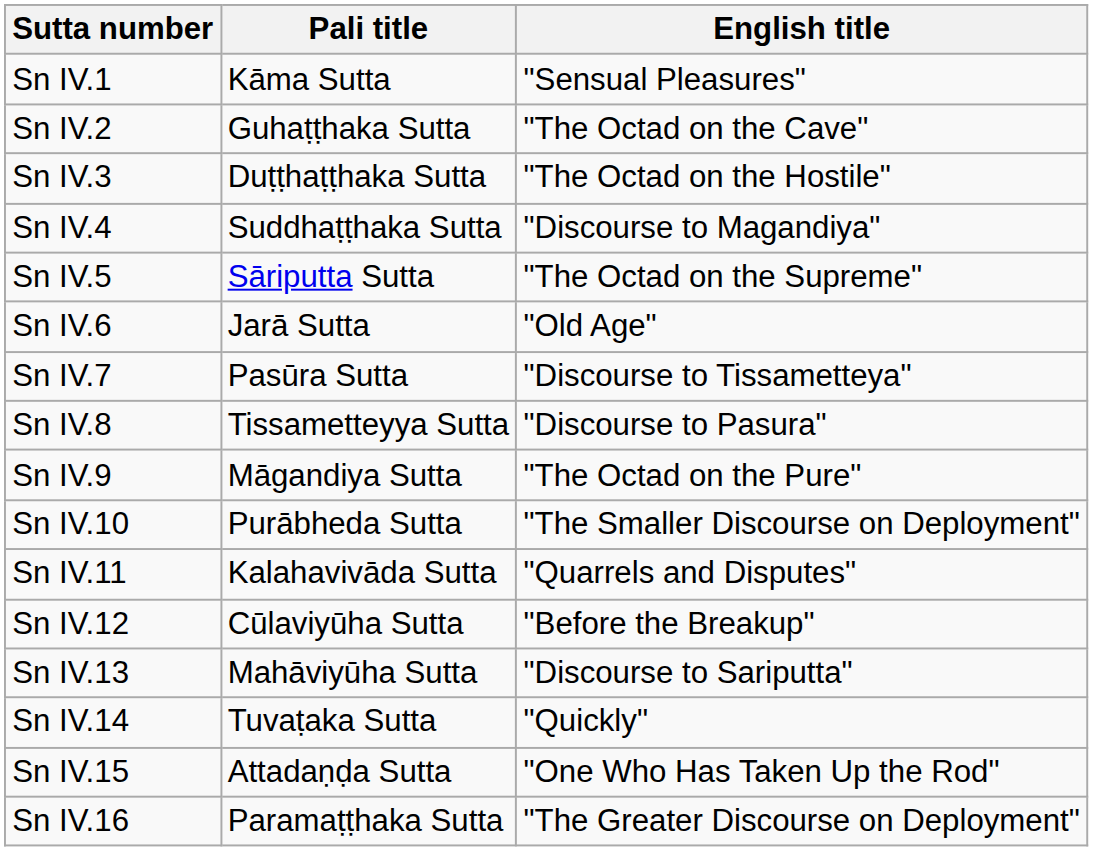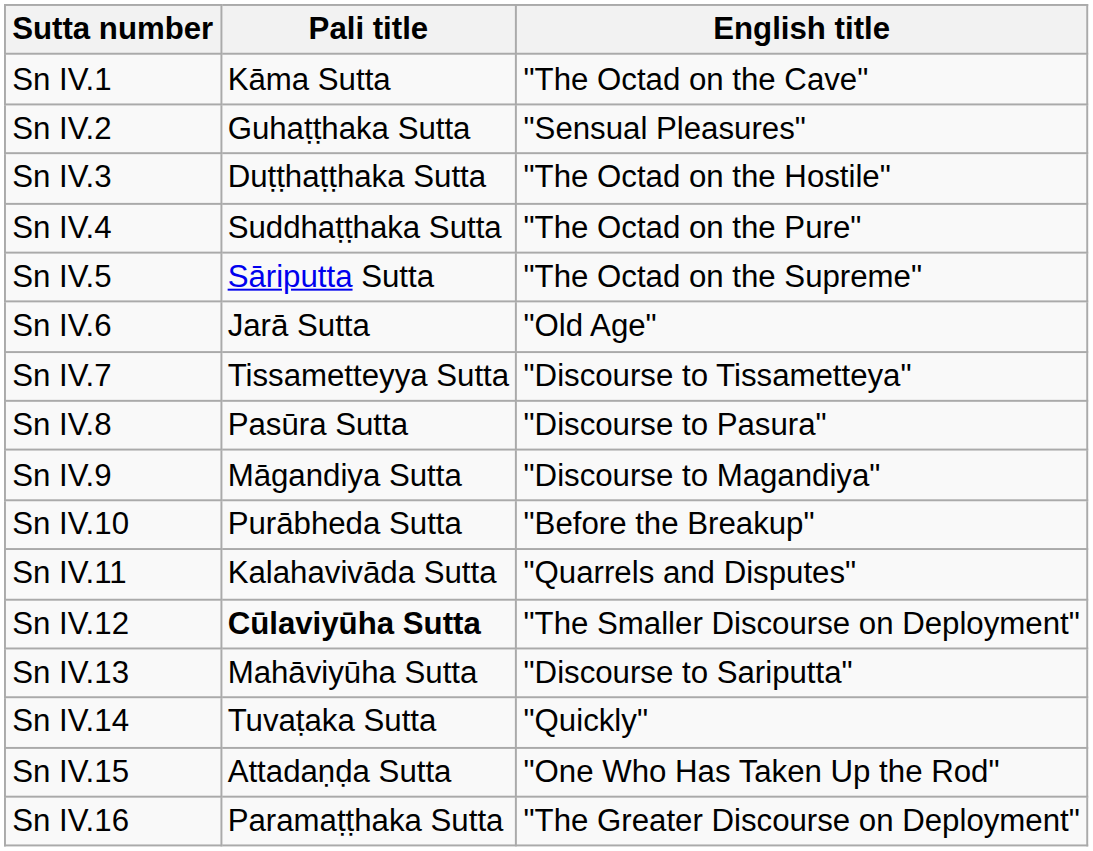(665, 78) "Sensual Pleasures" -> (696, 78) "The Octad on the Cave"
(696, 128) "The Octad on the Cave" -> (665, 128) "Sensual Pleasures"
(702, 227) "Discourse to Magandiya" -> (692, 227) "The Octad on the Pure"
(318, 375) Pasūra Sutta -> (368, 375) Tissametteyya Sutta
(368, 425) Tissametteyya Sutta -> (318, 425) Pasūra Sutta
(692, 474) "The Octad on the Pure" -> (702, 474) "Discourse to Magandiya"
(802, 524) "The Smaller Discourse on Deployment" -> (669, 524) "Before the Breakup"
(346, 623) normal -> (354, 623) bold
(669, 623) "Before the Breakup" -> (802, 623) "The Smaller Discourse on Deployment"
